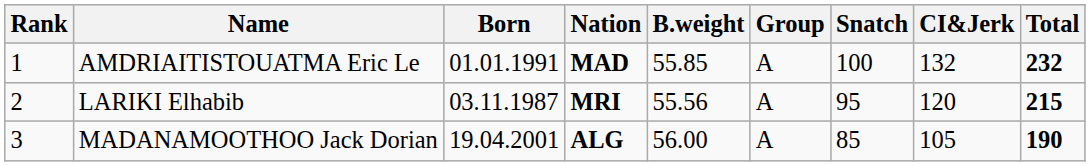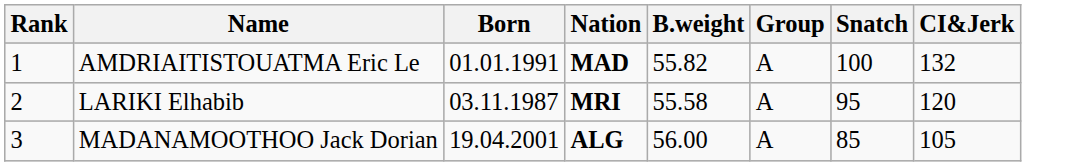- column: (1053, 23)
(680, 62) 55.85 -> (680, 62) 55.82
(680, 101) 55.56 -> (680, 101) 55.58
